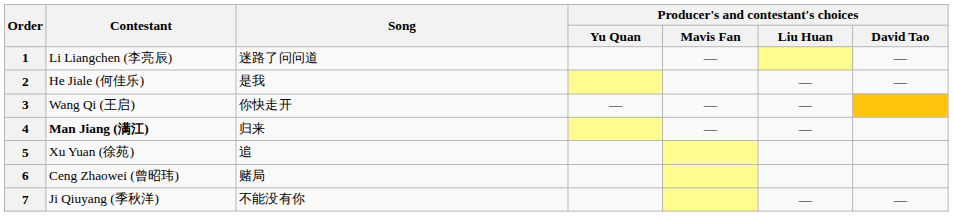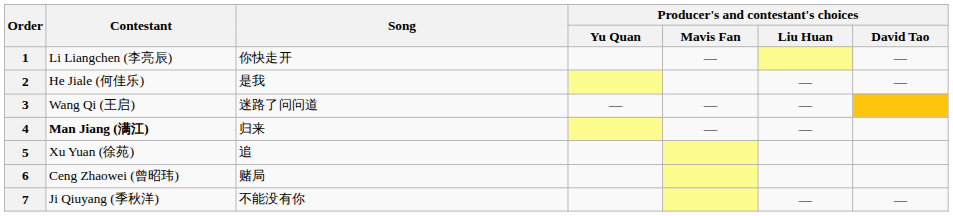(279, 57) 迷路了问问道 -> (265, 57) 你快走开
(265, 105) 你快走开 -> (279, 105) 迷路了问问道
